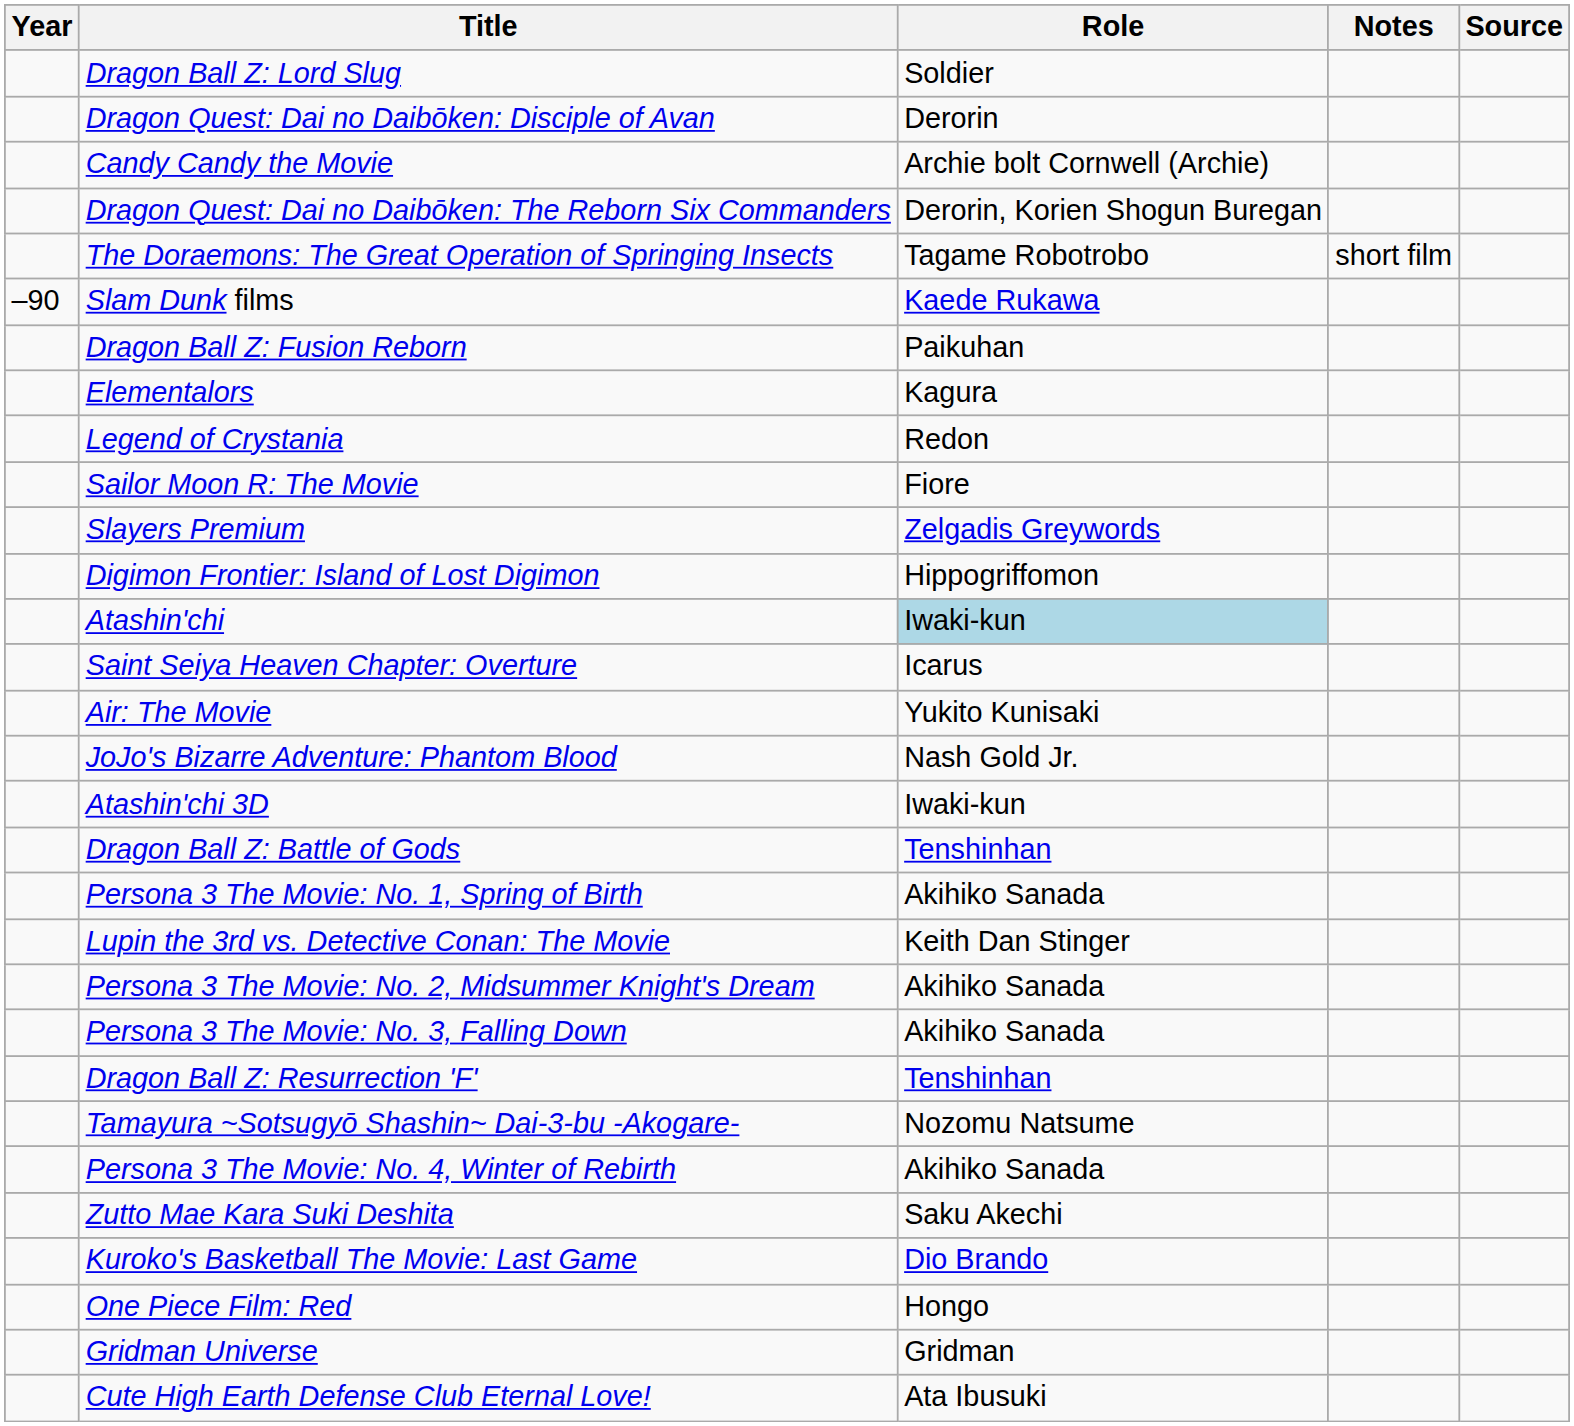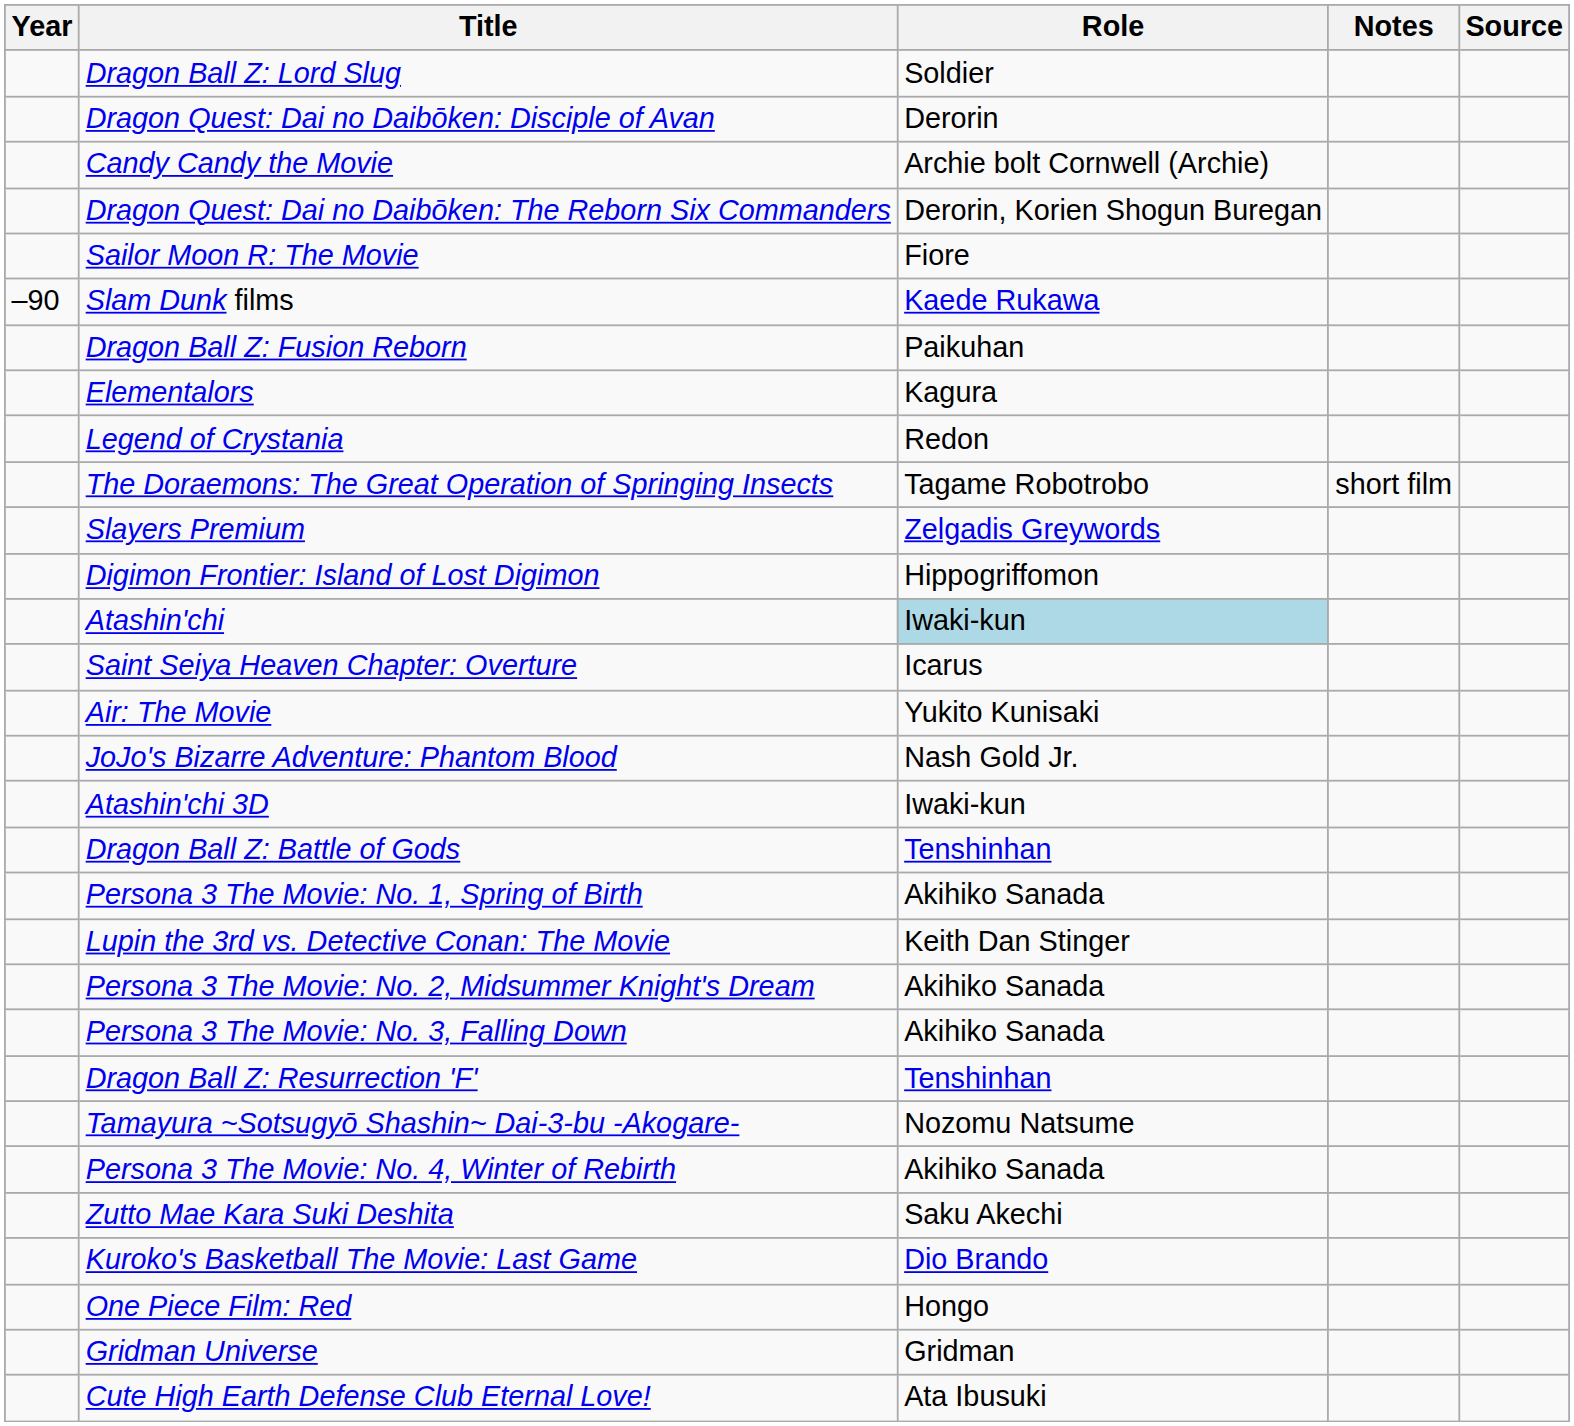rows swapped: (252, 484) <-> (459, 255)
